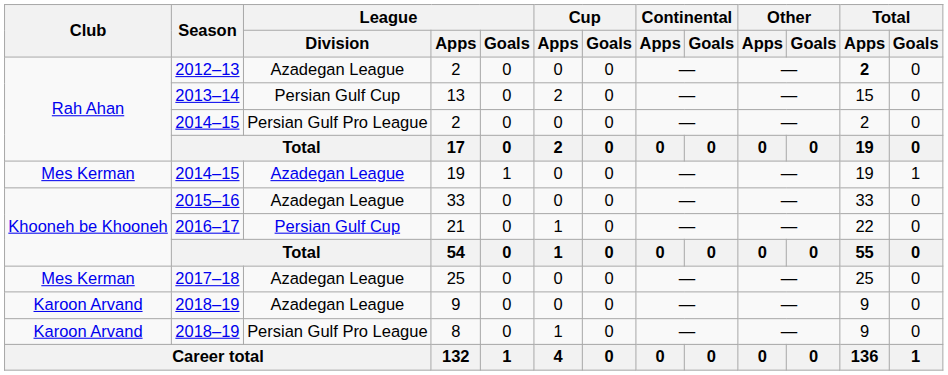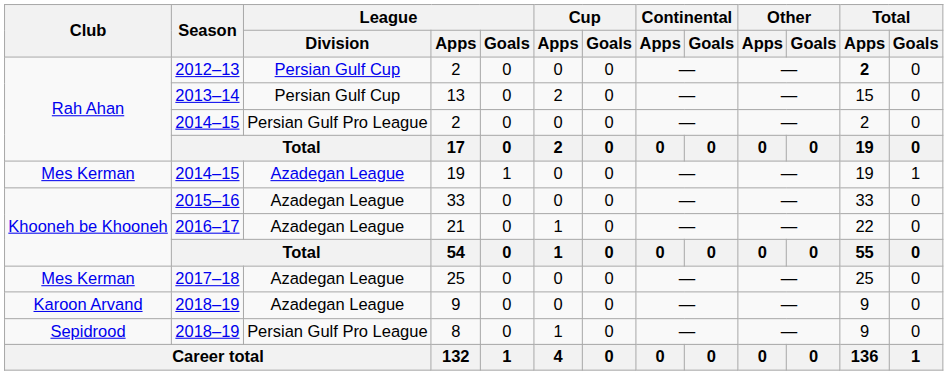(337, 69) Azadegan League -> (337, 69) Persian Gulf Cup
(337, 226) Persian Gulf Cup -> (337, 226) Azadegan League
(88, 331) Karoon Arvand -> (88, 331) Sepidrood
